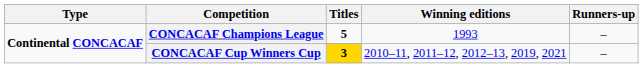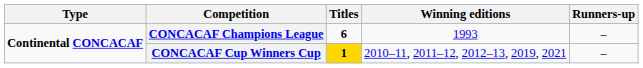(344, 33) 5 -> (344, 33) 6
(344, 53) 3 -> (344, 53) 1
